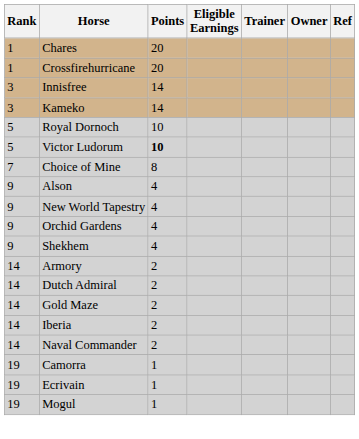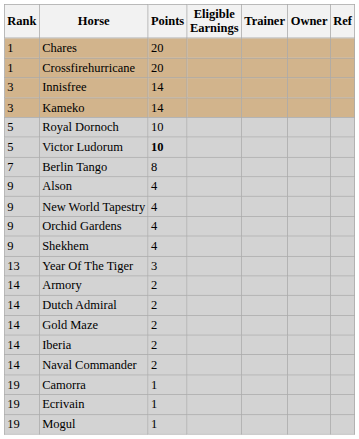+ row: (75, 166)
- row: (81, 166)
+ row: (88, 265)
